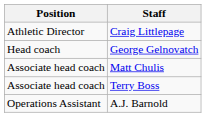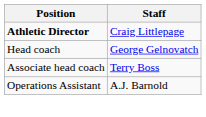(46, 31) normal -> (48, 31) bold
- row: (137, 67)
